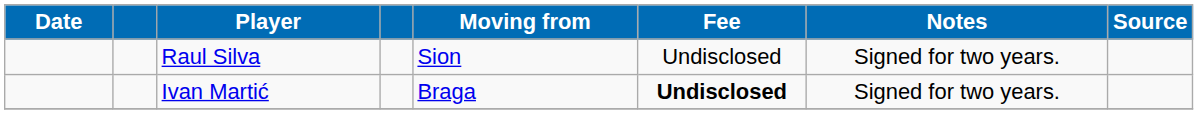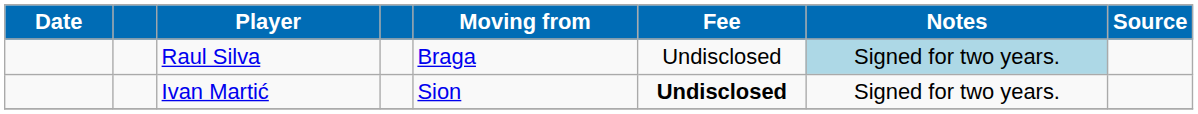(439, 56) Sion -> (447, 56) Braga
(957, 56) no background -> (957, 56) lightblue background
(447, 91) Braga -> (439, 91) Sion
